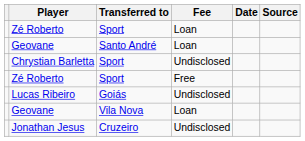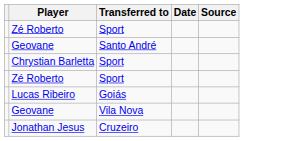- column: (202, 12)
